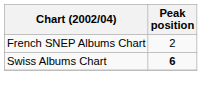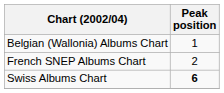+ row: (87, 43)
